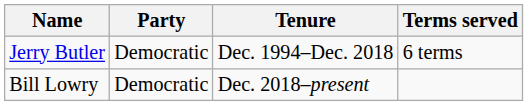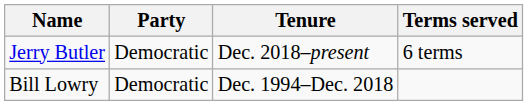(306, 52) Dec. 1994–Dec. 2018 -> (293, 52) Dec. 2018–present
(293, 84) Dec. 2018–present -> (306, 84) Dec. 1994–Dec. 2018
